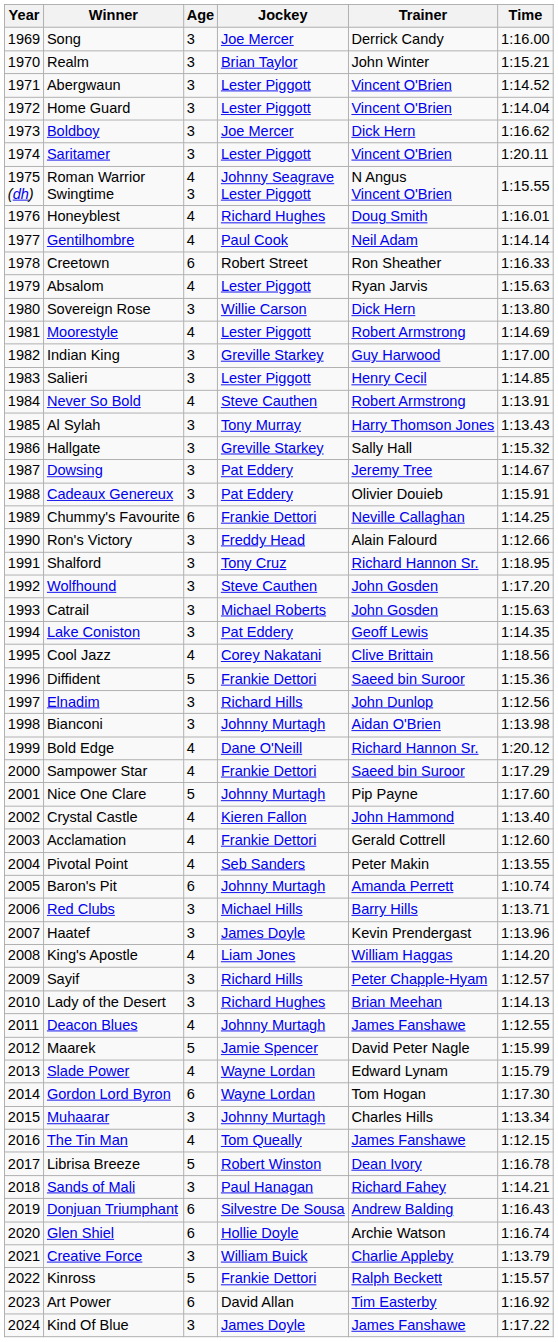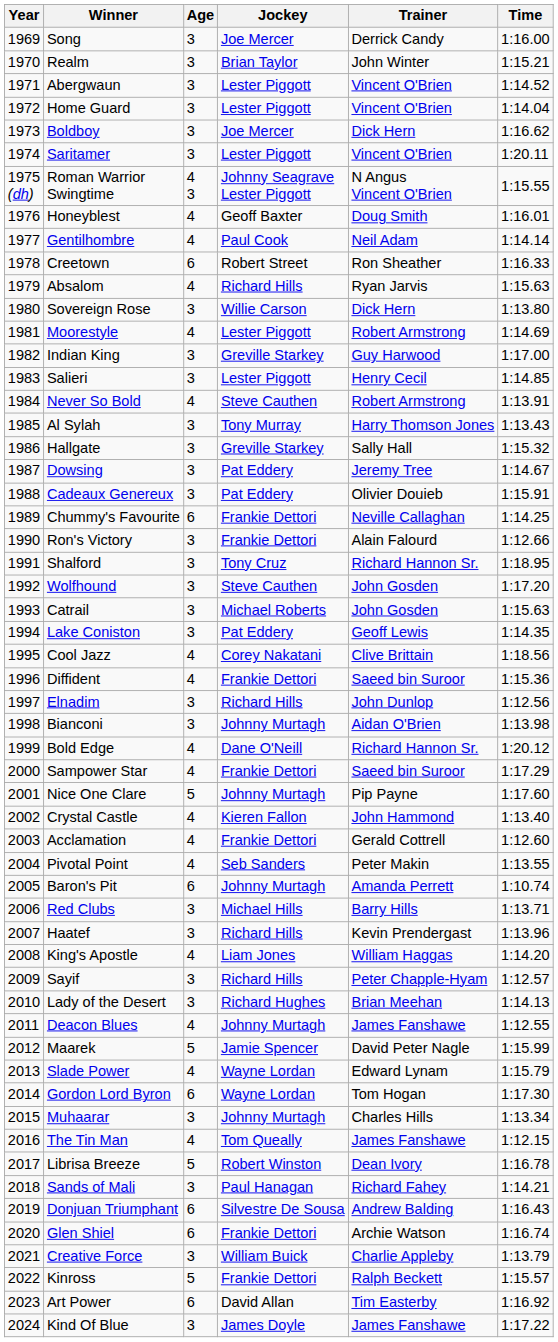(273, 217) Richard Hughes -> (262, 217) Geoff Baxter
(266, 286) Lester Piggott -> (262, 286) Richard Hills
(263, 540) Freddy Head -> (269, 540) Frankie Dettori
(191, 678) 5 -> (191, 678) 4
(263, 932) James Doyle -> (262, 932) Richard Hills
(260, 1233) Hollie Doyle -> (269, 1233) Frankie Dettori
